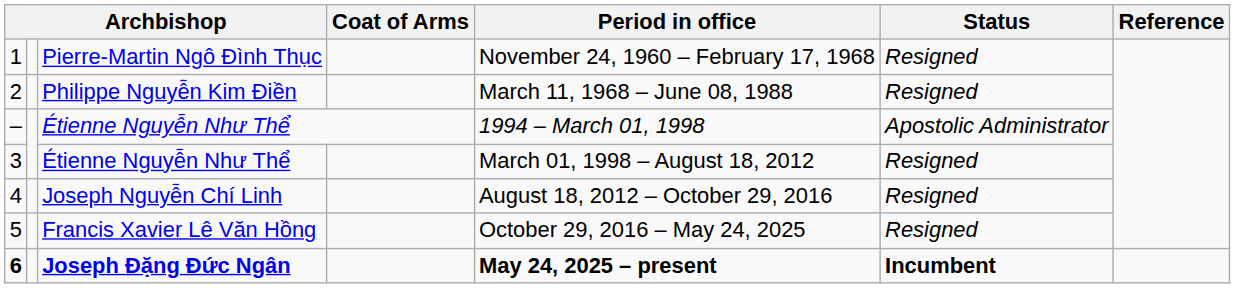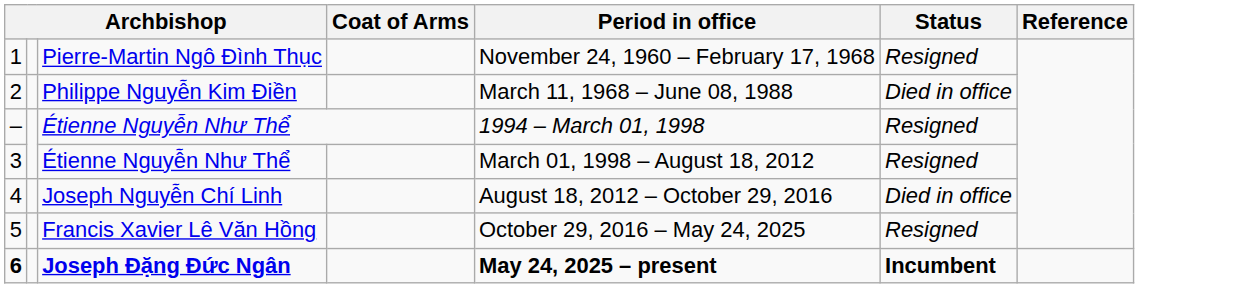(931, 91) Resigned -> (948, 91) Died in office
(997, 126) Apostolic Administrator -> (931, 126) Resigned
(931, 195) Resigned -> (948, 195) Died in office
